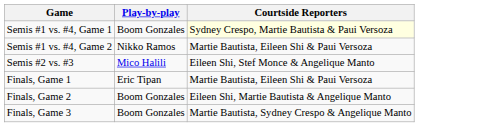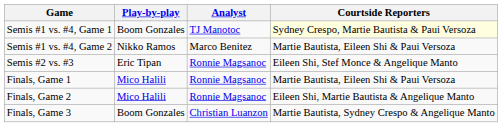+ column: (229, 12)
(141, 63) Mico Halili -> (139, 63) Eric Tipan
(139, 79) Eric Tipan -> (141, 79) Mico Halili
(151, 96) Boom Gonzales -> (141, 96) Mico Halili
